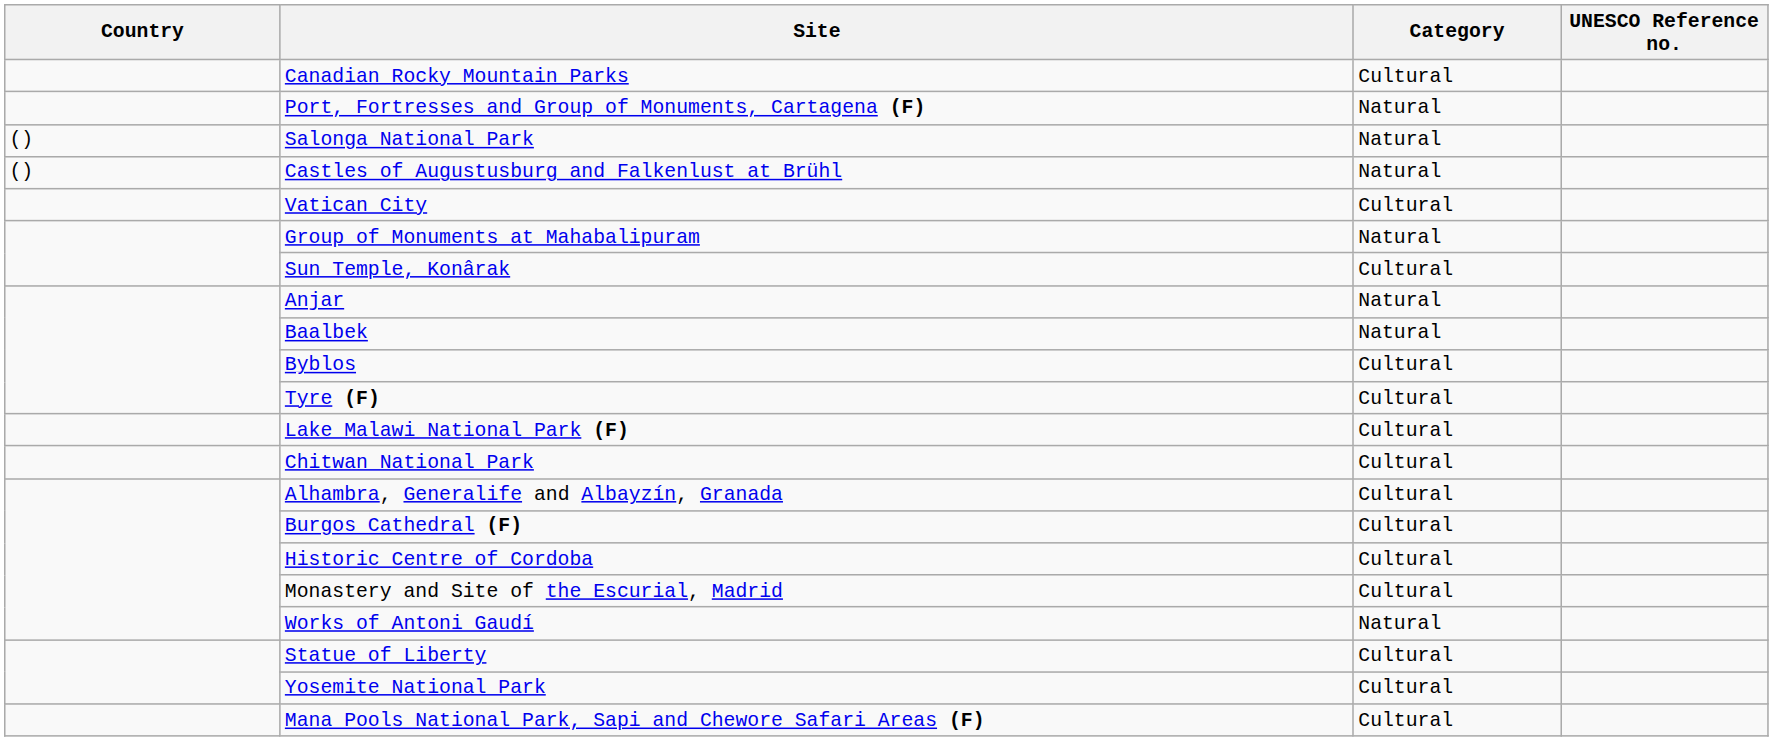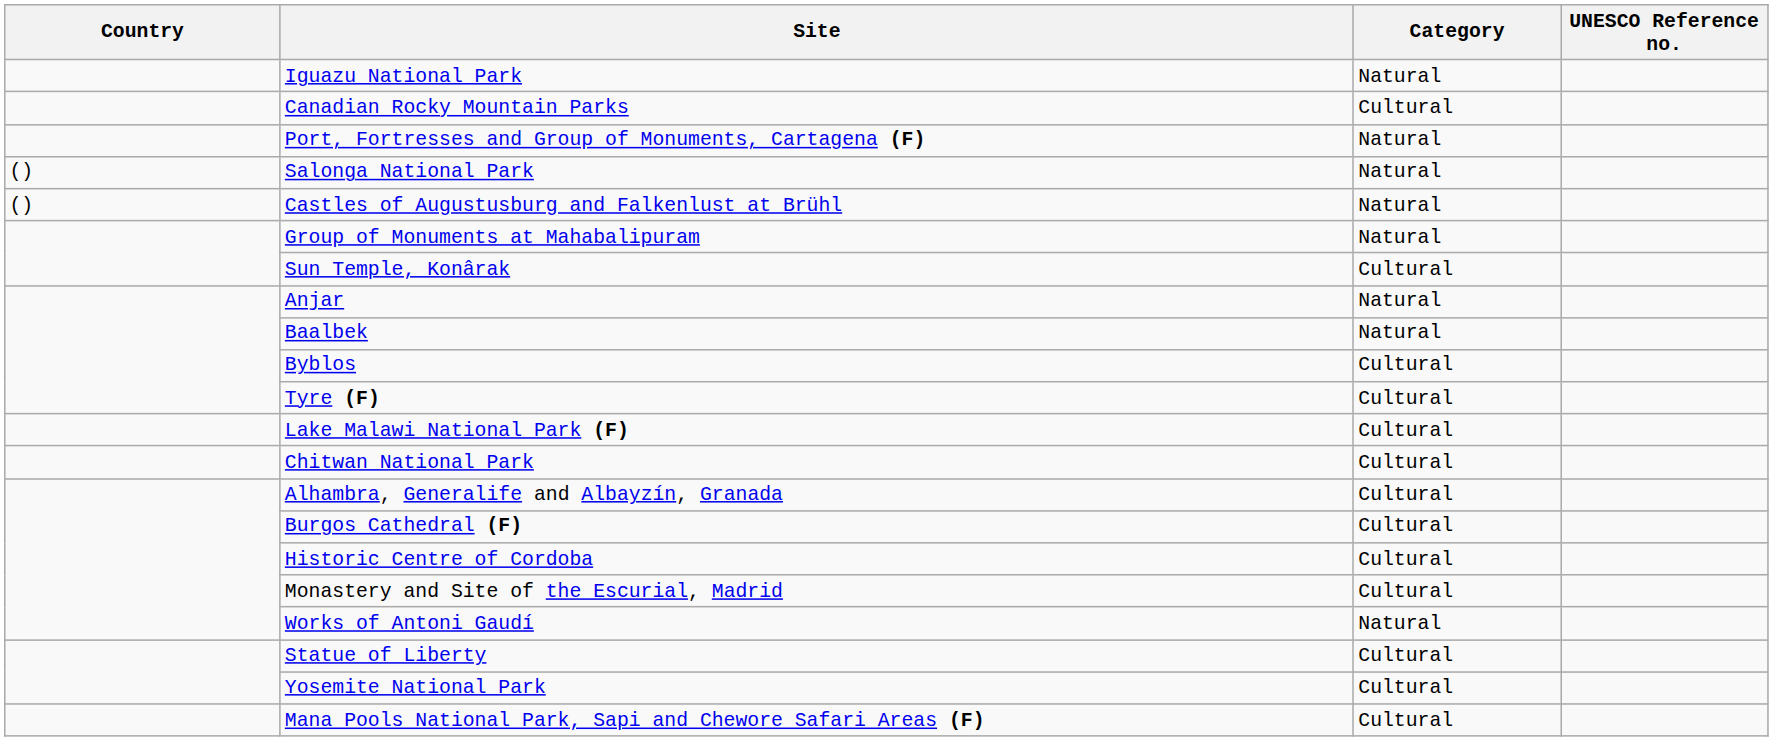+ row: (403, 76)
- row: (356, 205)
